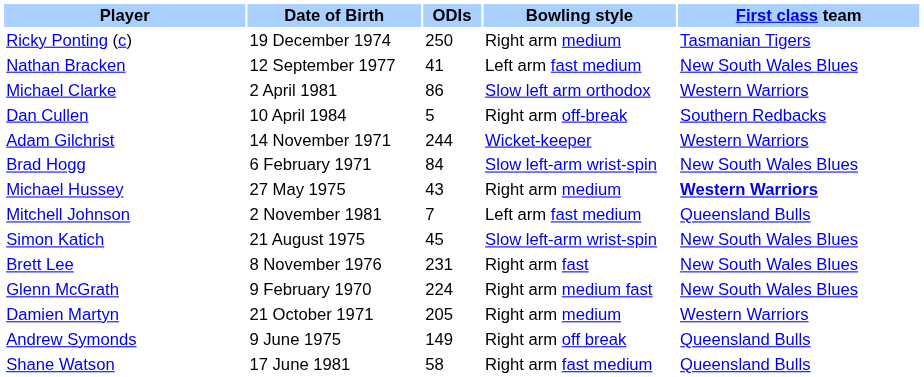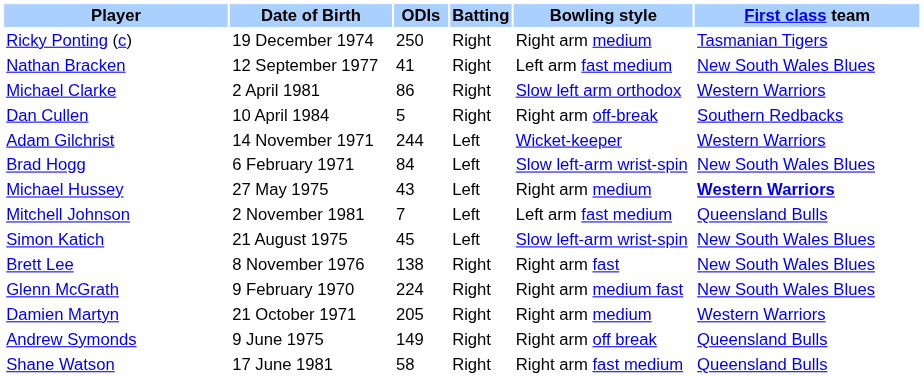+ column: (481, 15)
(439, 265) 231 -> (410, 265) 138
